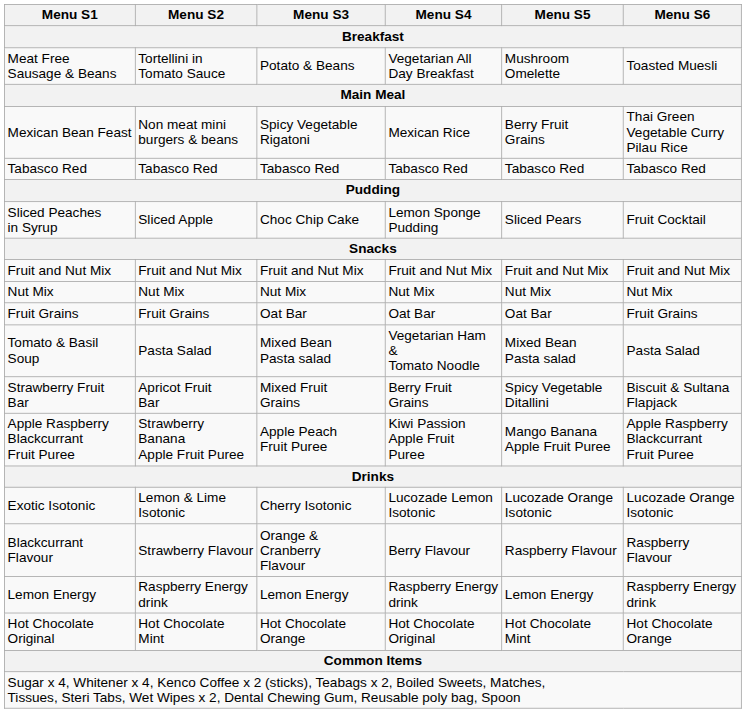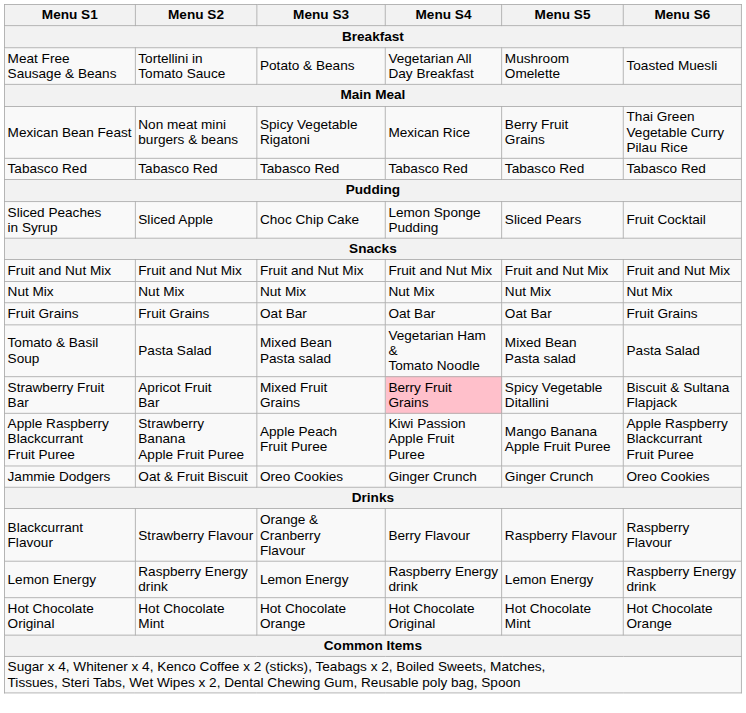(420, 395) no background -> (420, 395) pink background
+ row: (59, 476)
- row: (51, 505)
